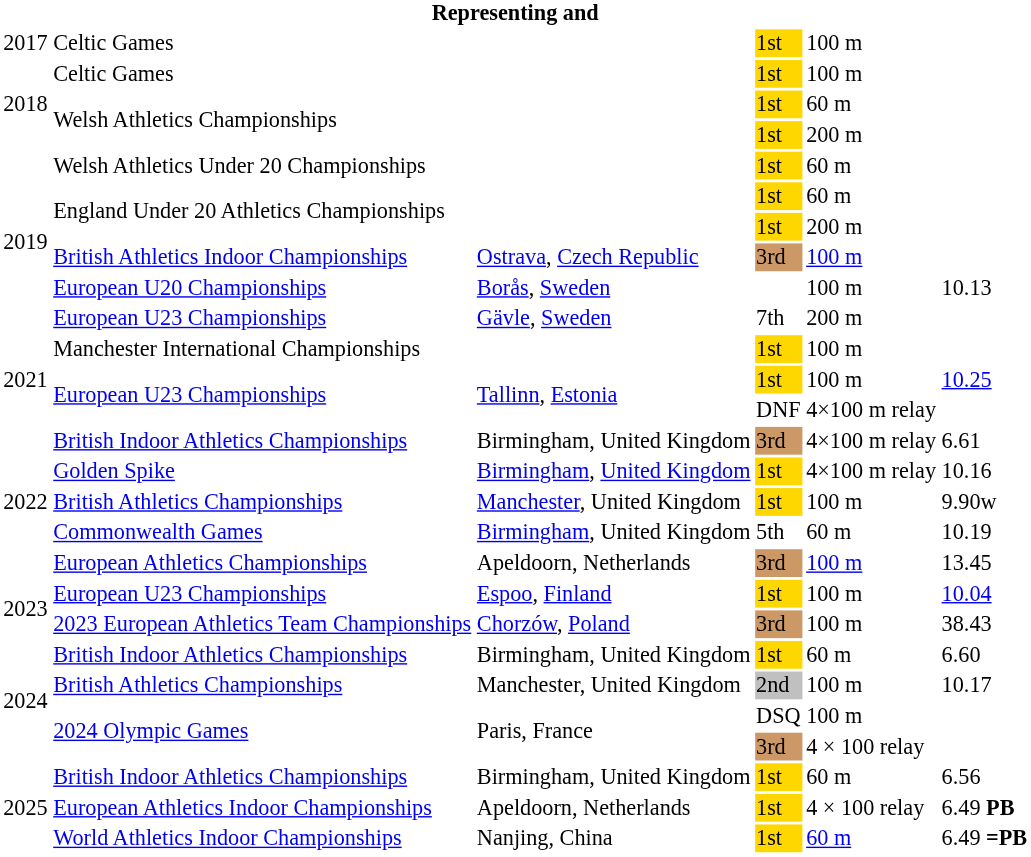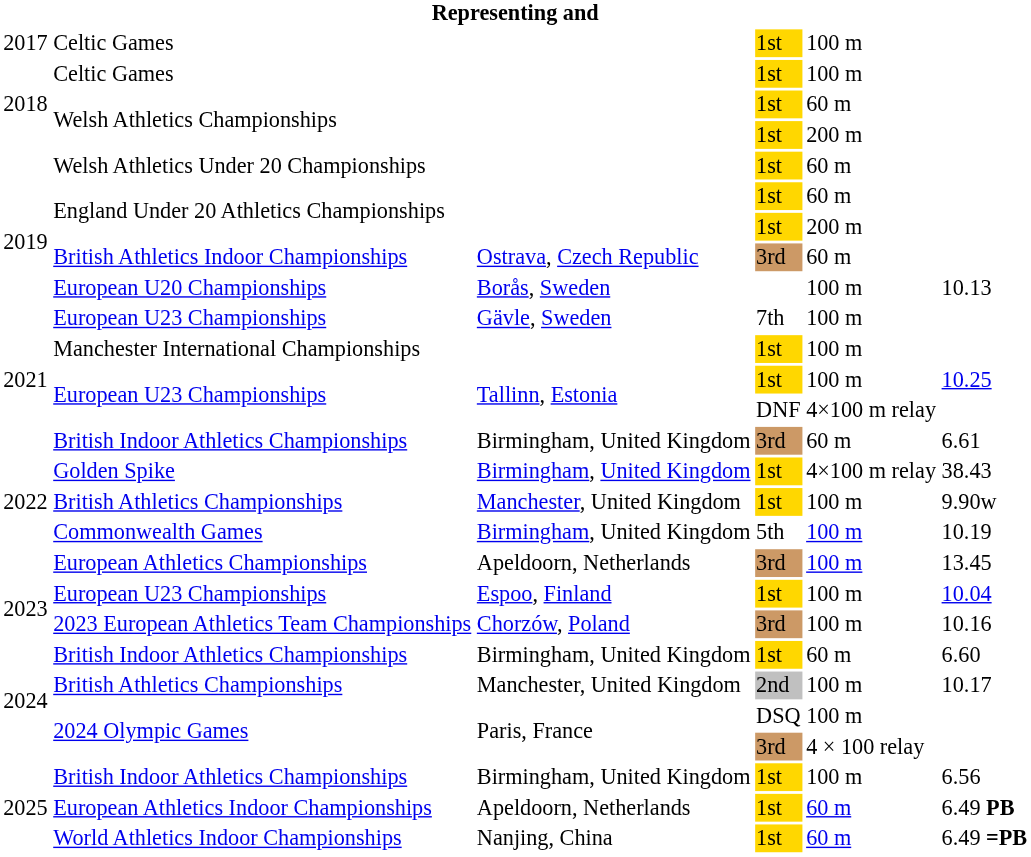(834, 257) 100 m -> (829, 257) 60 m
(834, 318) 200 m -> (834, 318) 100 m
(871, 440) 4×100 m relay -> (829, 440) 60 m
(967, 471) 10.16 -> (967, 471) 38.43
(829, 532) 60 m -> (834, 532) 100 m
(967, 624) 38.43 -> (967, 624) 10.16
(829, 776) 60 m -> (834, 776) 100 m
(865, 807) 4 × 100 relay -> (829, 807) 60 m
